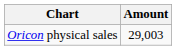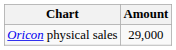(146, 34) 29,003 -> (146, 34) 29,000
